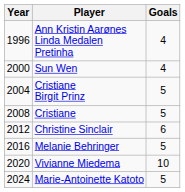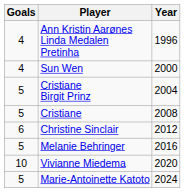columns swapped: (18, 12) <-> (163, 12)
